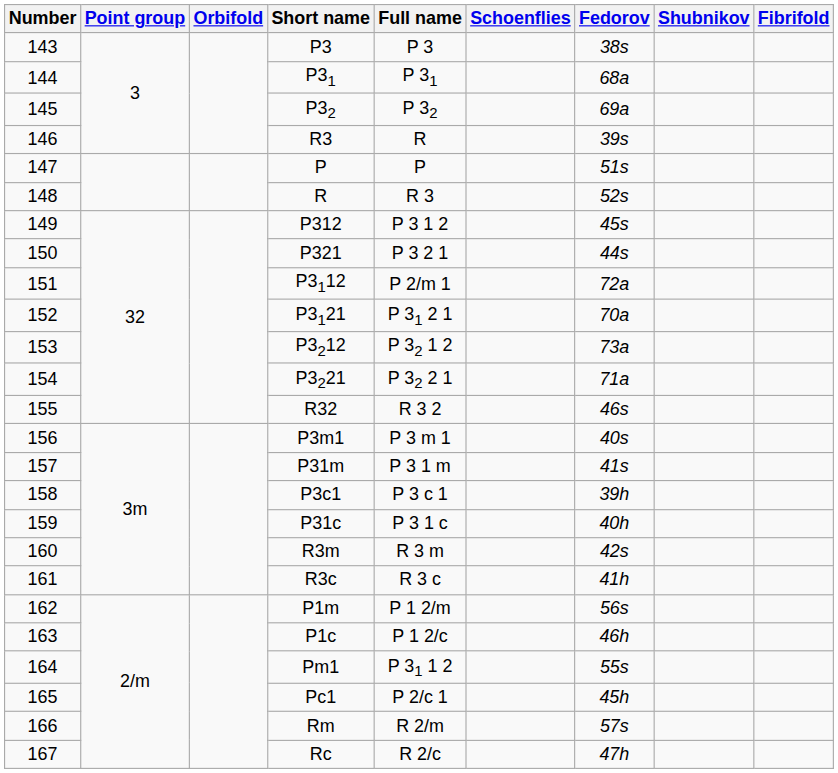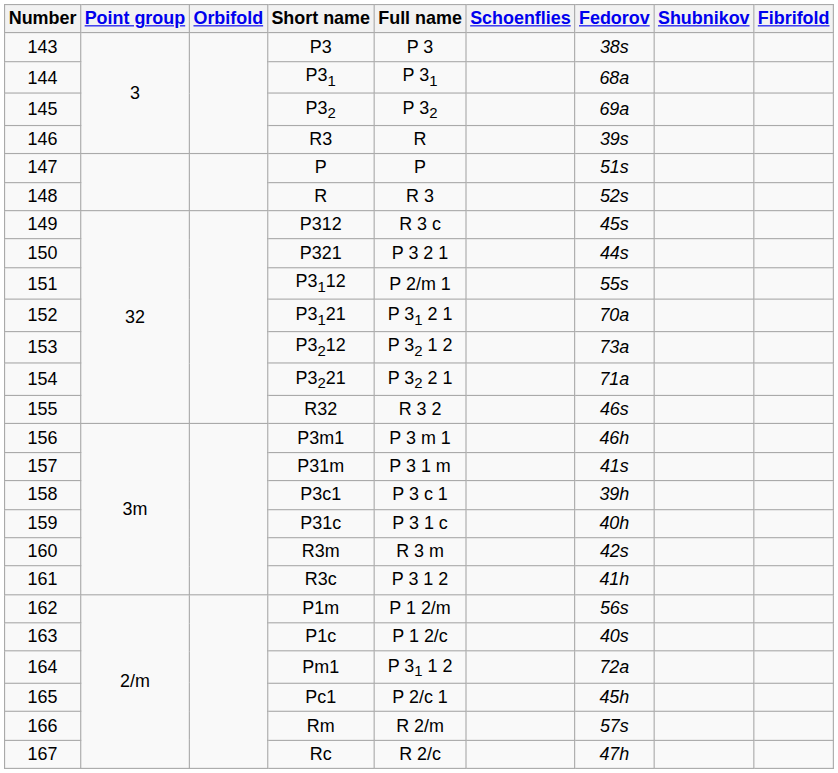(420, 224) P 3 1 2 -> (420, 224) R 3 c
(614, 283) 72a -> (614, 283) 55s
(614, 438) 40s -> (614, 438) 46h
(420, 580) R 3 c -> (420, 580) P 3 1 2
(614, 636) 46h -> (614, 636) 40s
(614, 667) 55s -> (614, 667) 72a
